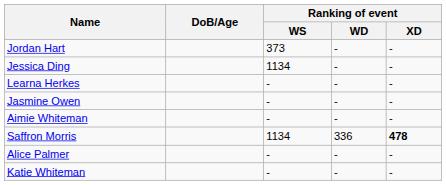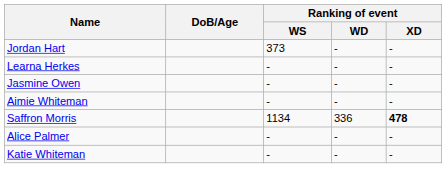- row: (38, 66)
